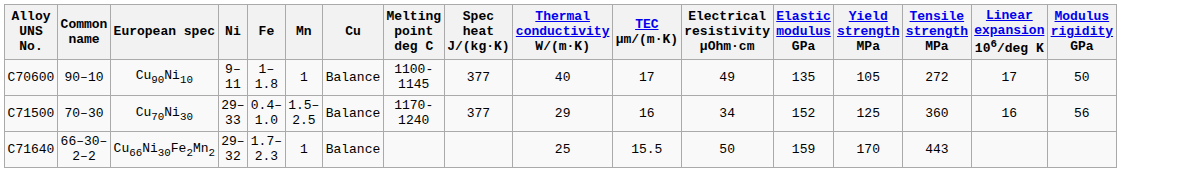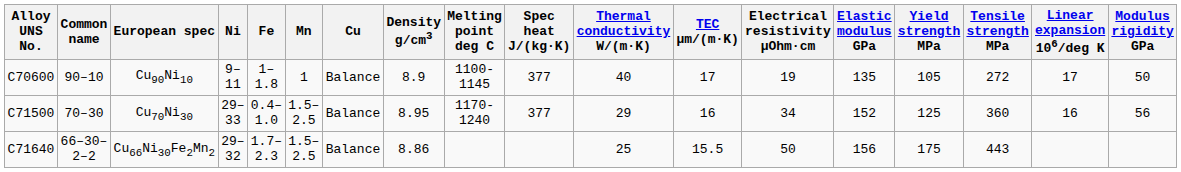+ column: (414, 32)
(727, 77) 49 -> (788, 77) 19
(304, 149) 1 -> (304, 149) 1.5–2.5
(804, 149) 159 -> (864, 149) 156
(868, 149) 170 -> (929, 149) 175
